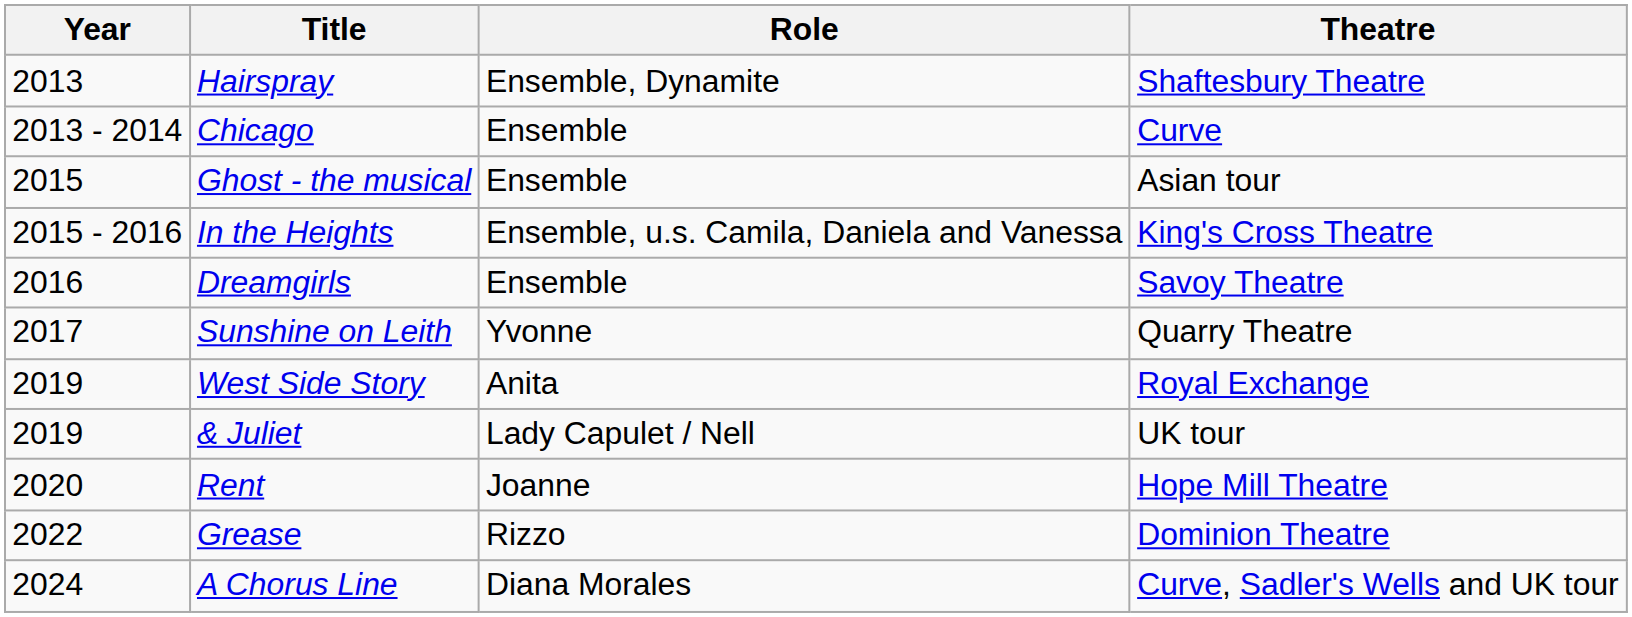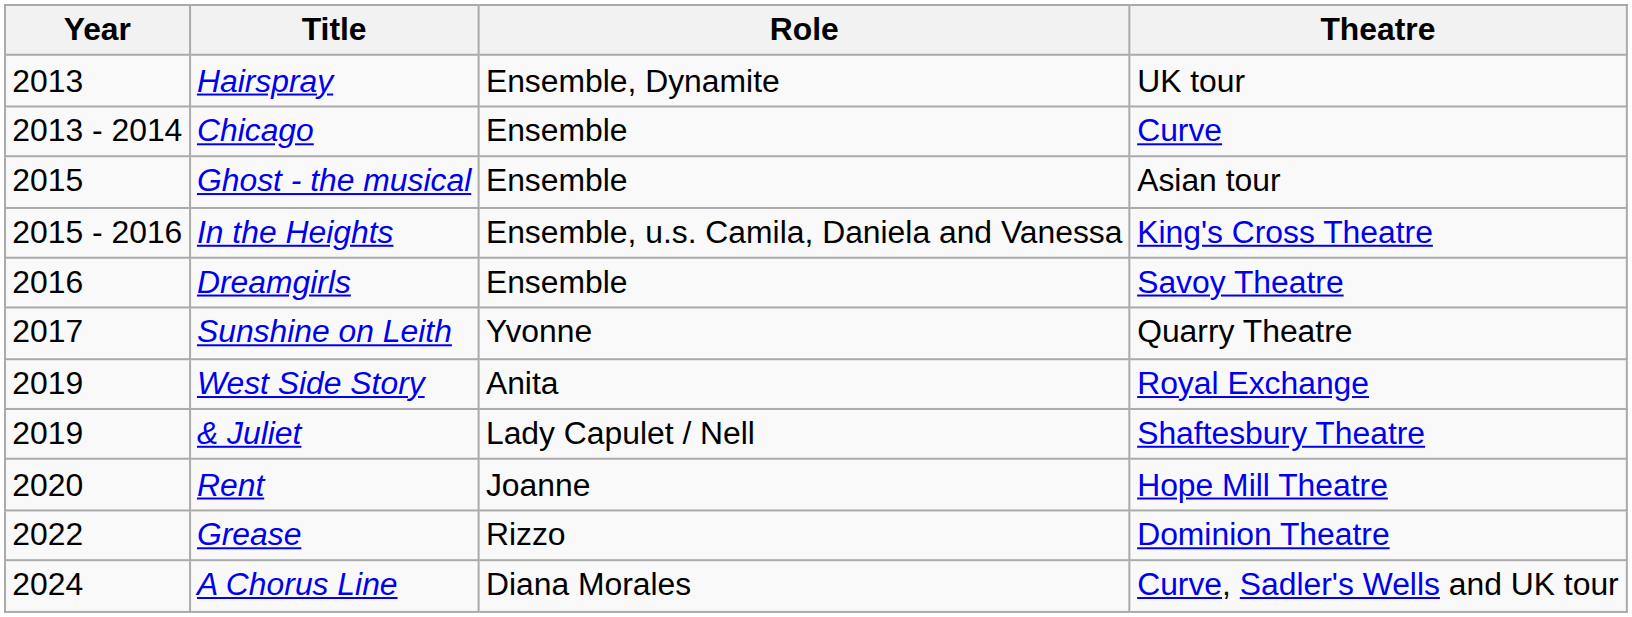(1281, 80) Shaftesbury Theatre -> (1191, 80) UK tour
(1191, 433) UK tour -> (1281, 433) Shaftesbury Theatre
